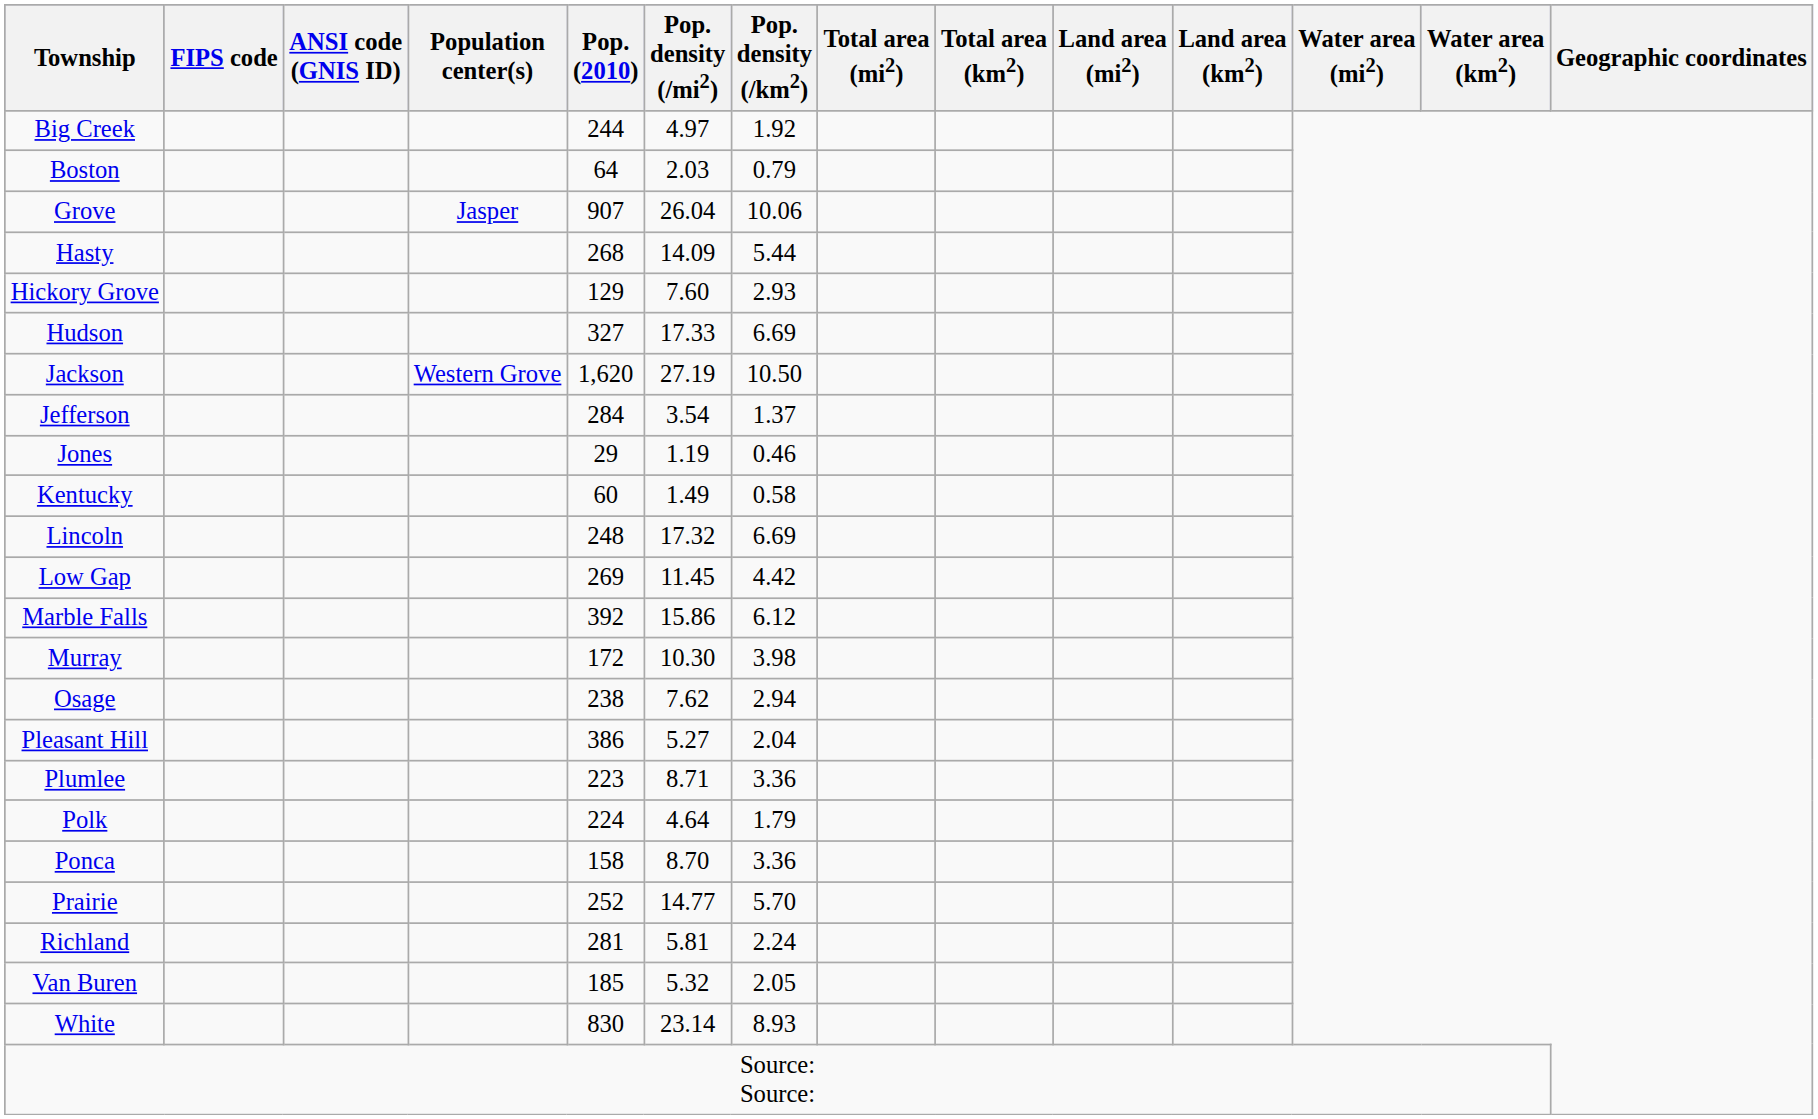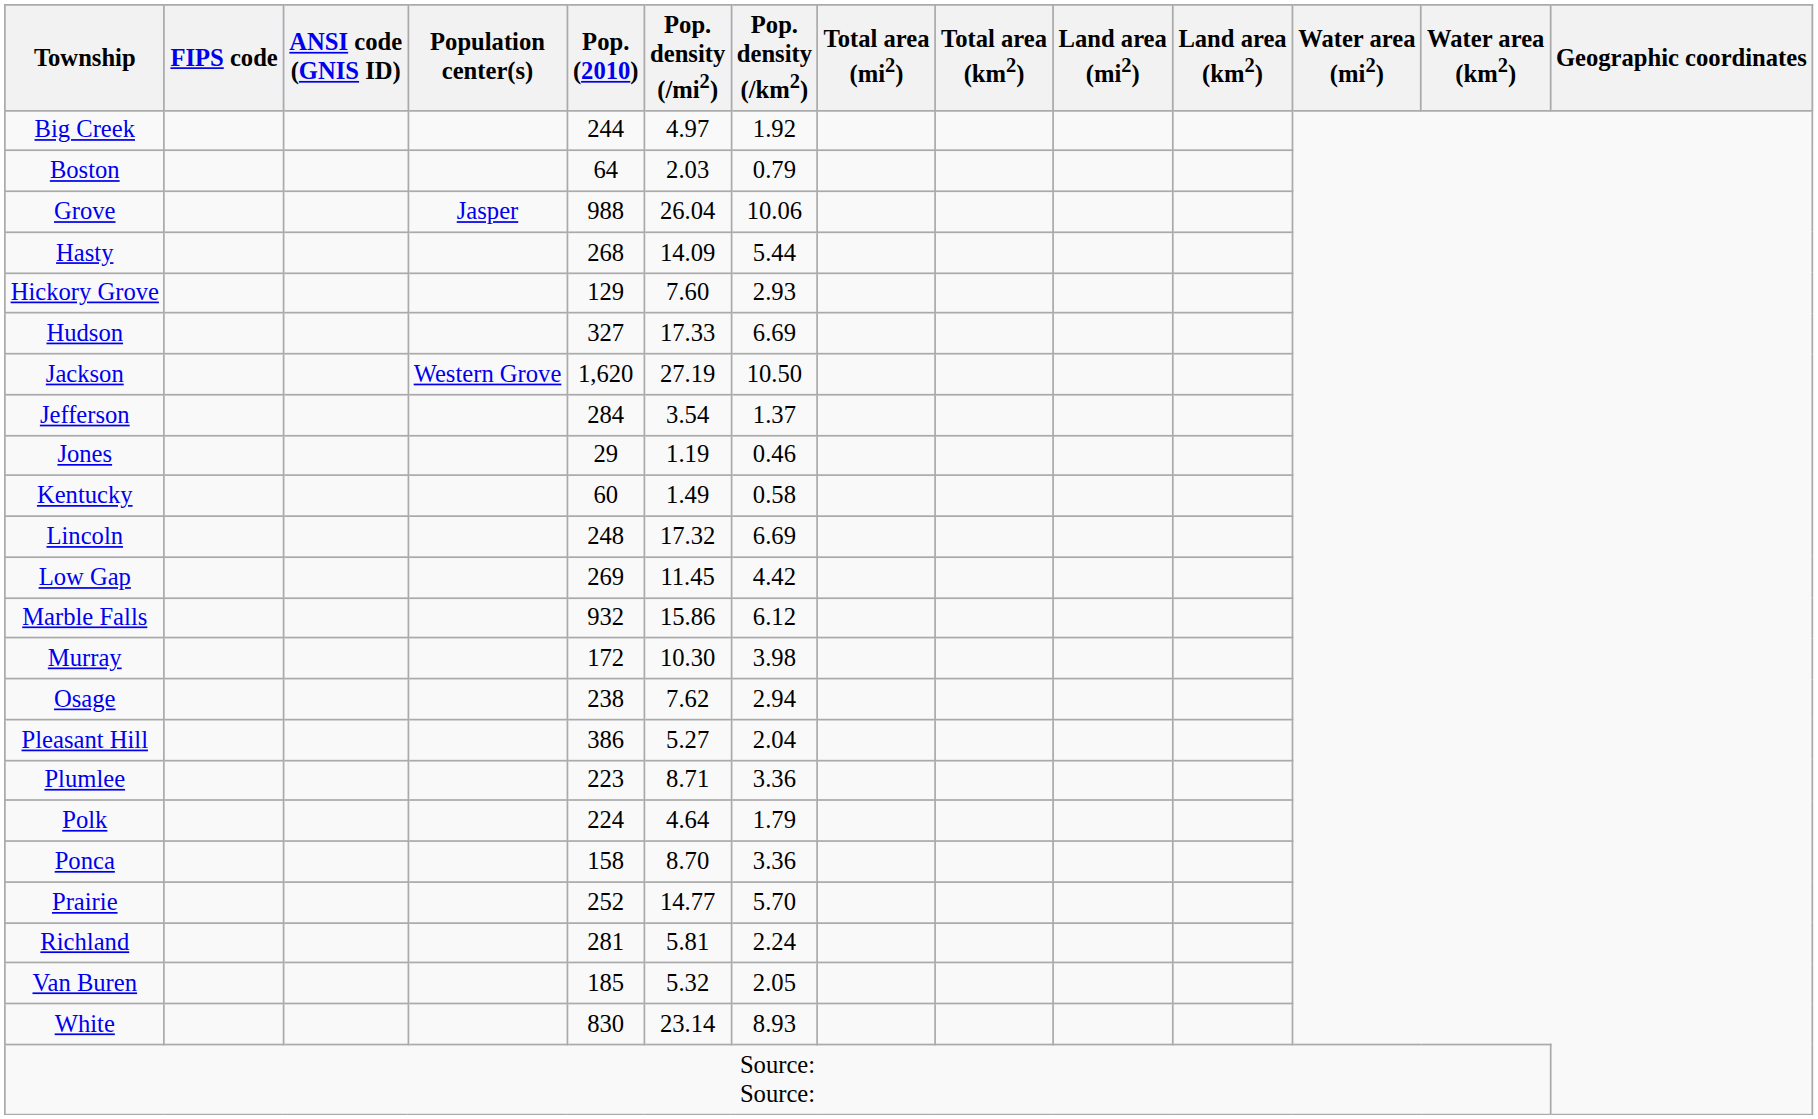(606, 211) 907 -> (606, 211) 988
(606, 617) 392 -> (606, 617) 932
